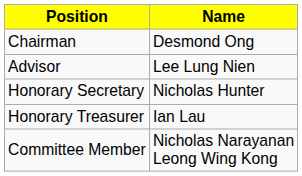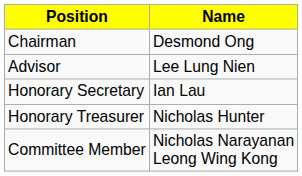(209, 91) Nicholas Hunter -> (179, 91) Ian Lau
(179, 116) Ian Lau -> (209, 116) Nicholas Hunter
